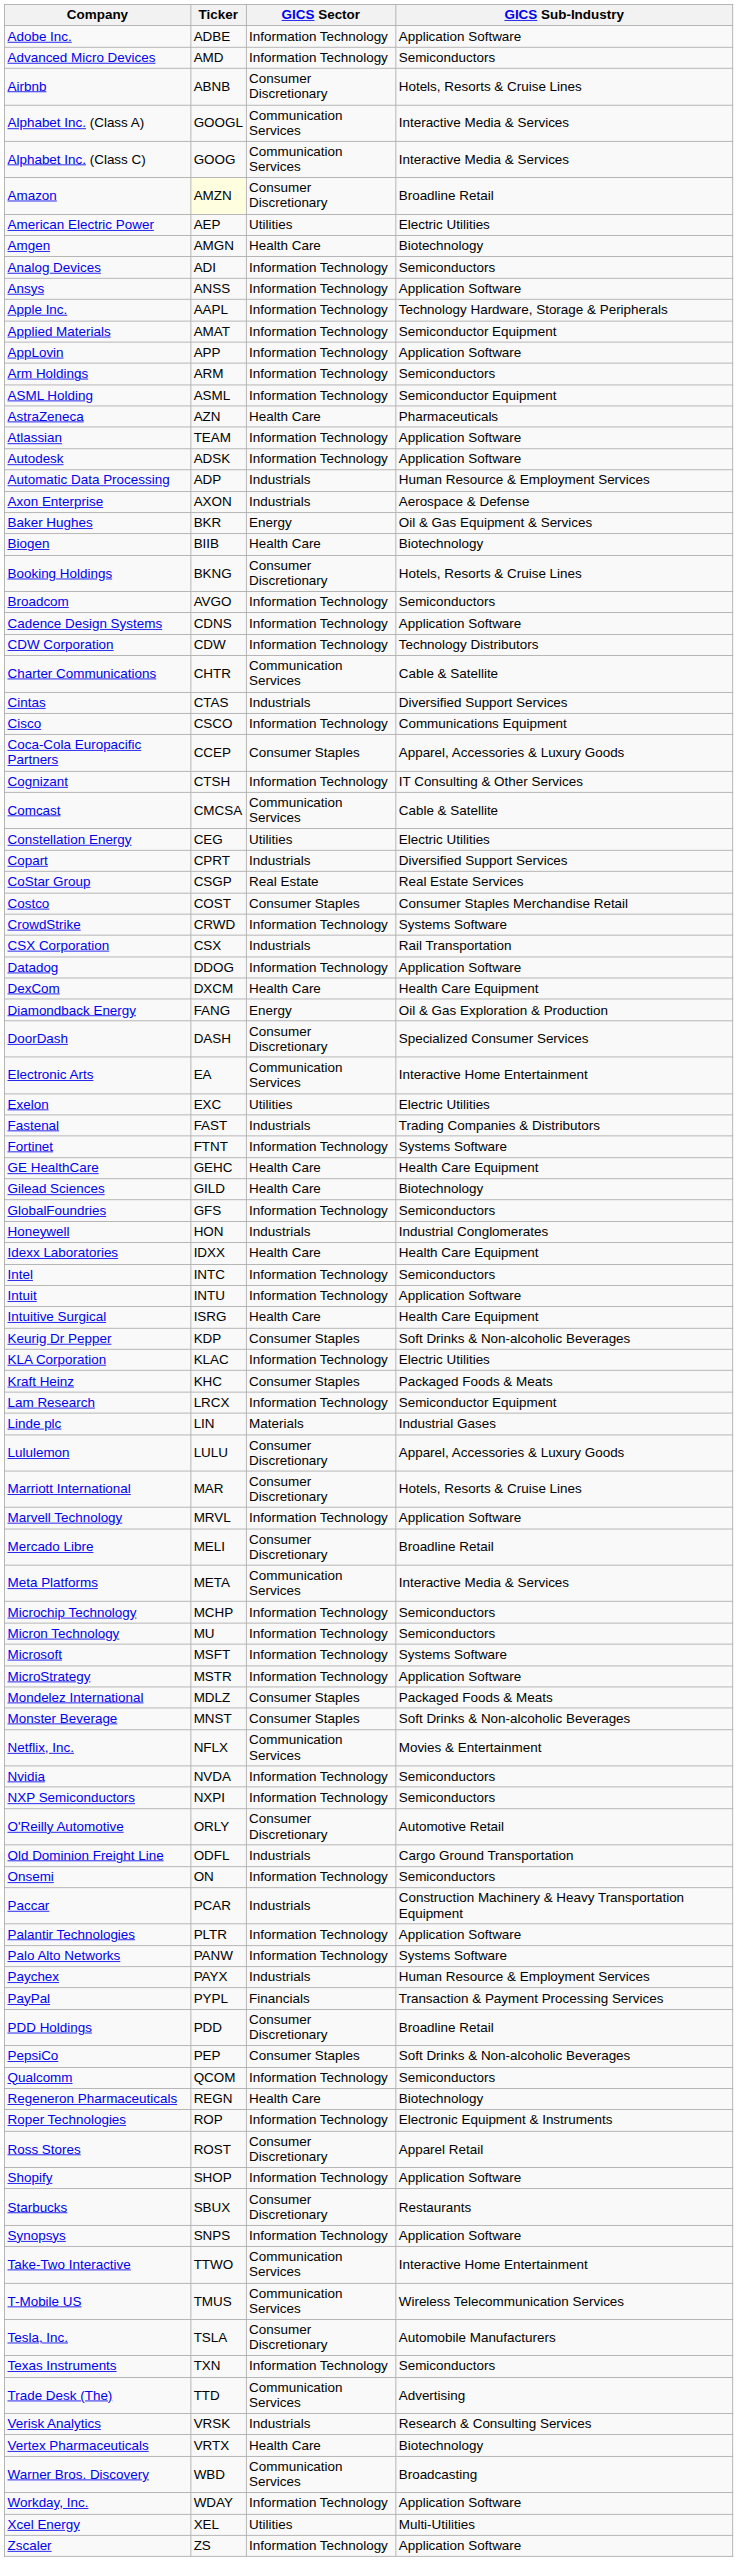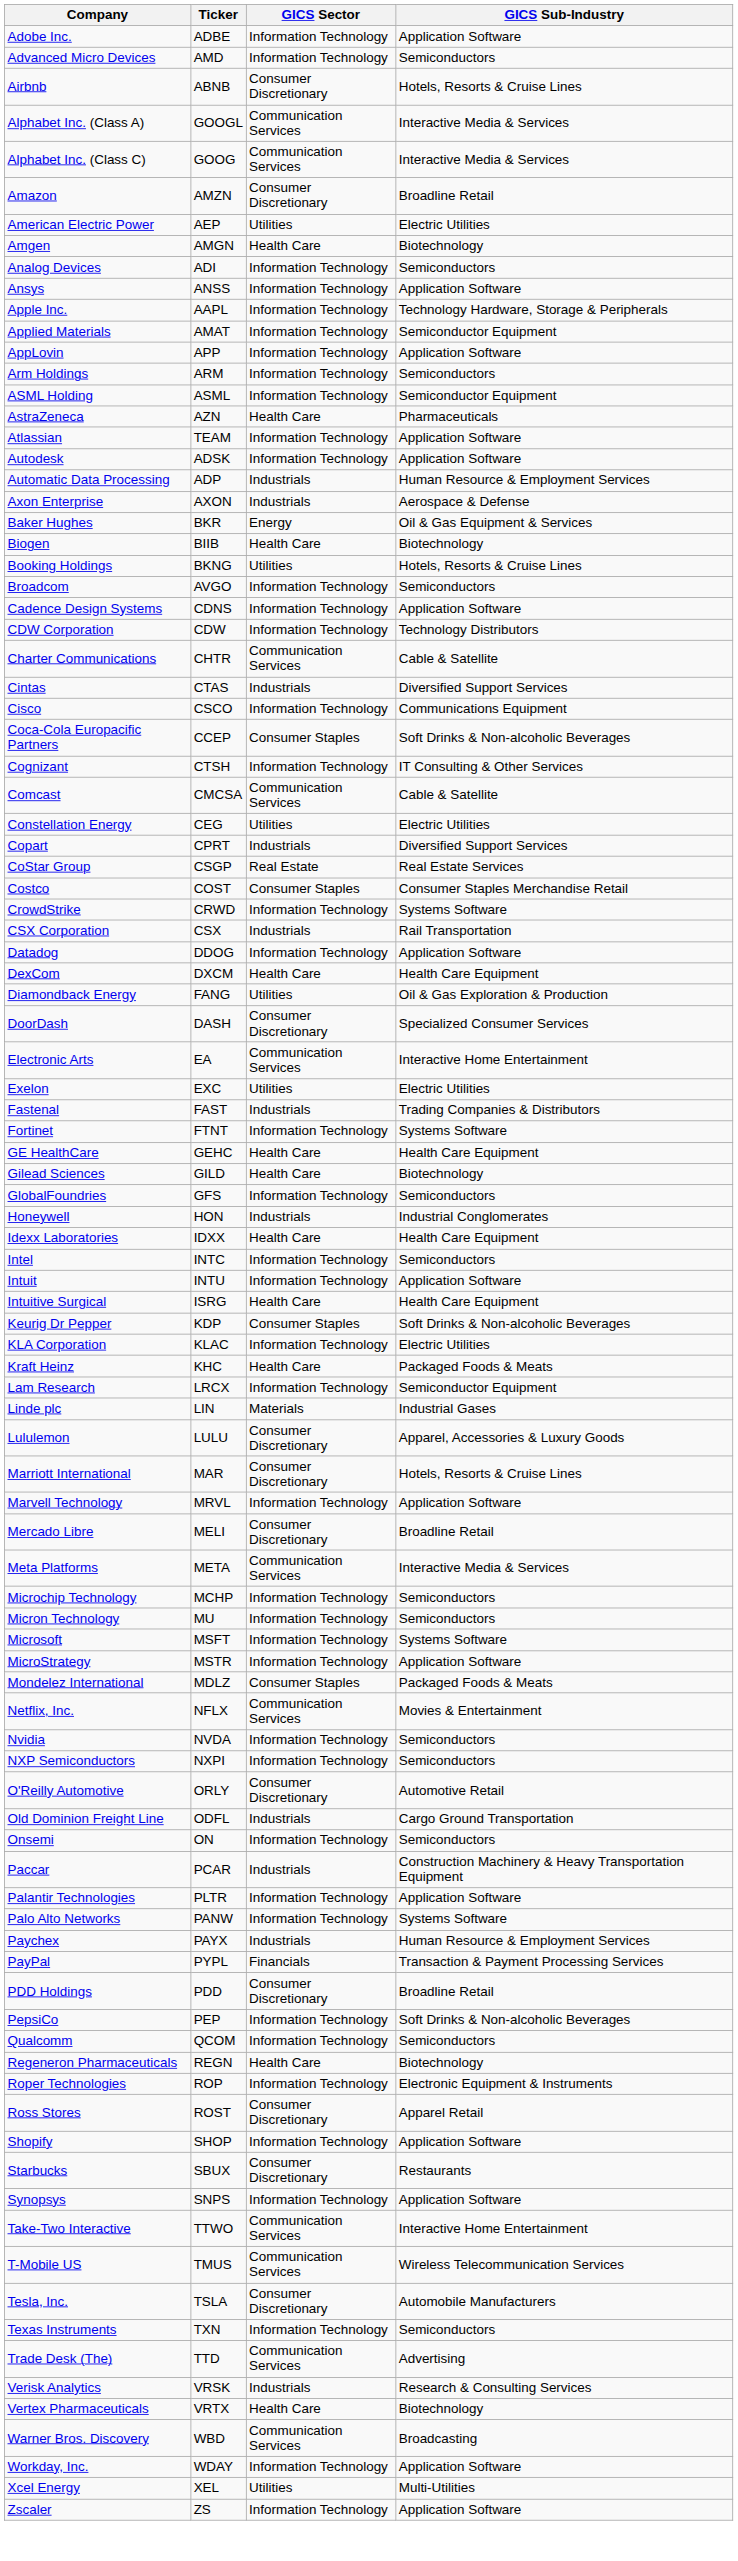(213, 195) lightyellow background -> (213, 195) no background
(288, 573) Consumer Discretionary -> (271, 565) Utilities
(512, 752) Apparel, Accessories & Luxury Goods -> (515, 737) Soft Drinks & Non-alcoholic Beverages
(270, 1010) Energy -> (271, 994) Utilities
(304, 1381) Consumer Staples -> (285, 1366) Health Care
- row: (62, 1718)
(304, 2056) Consumer Staples -> (318, 2020) Information Technology
